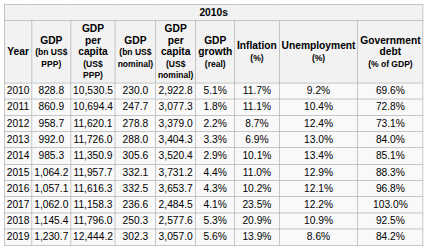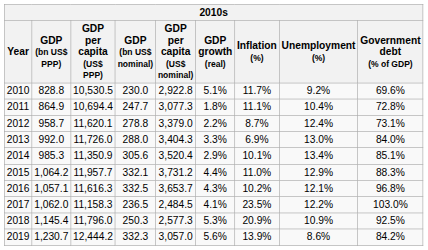(51, 107) 860.9 -> (51, 107) 864.9
(135, 204) 236.6 -> (135, 204) 236.5
(176, 221) 2,577.6 -> (176, 221) 2,577.3
(135, 237) 302.3 -> (135, 237) 332.3
